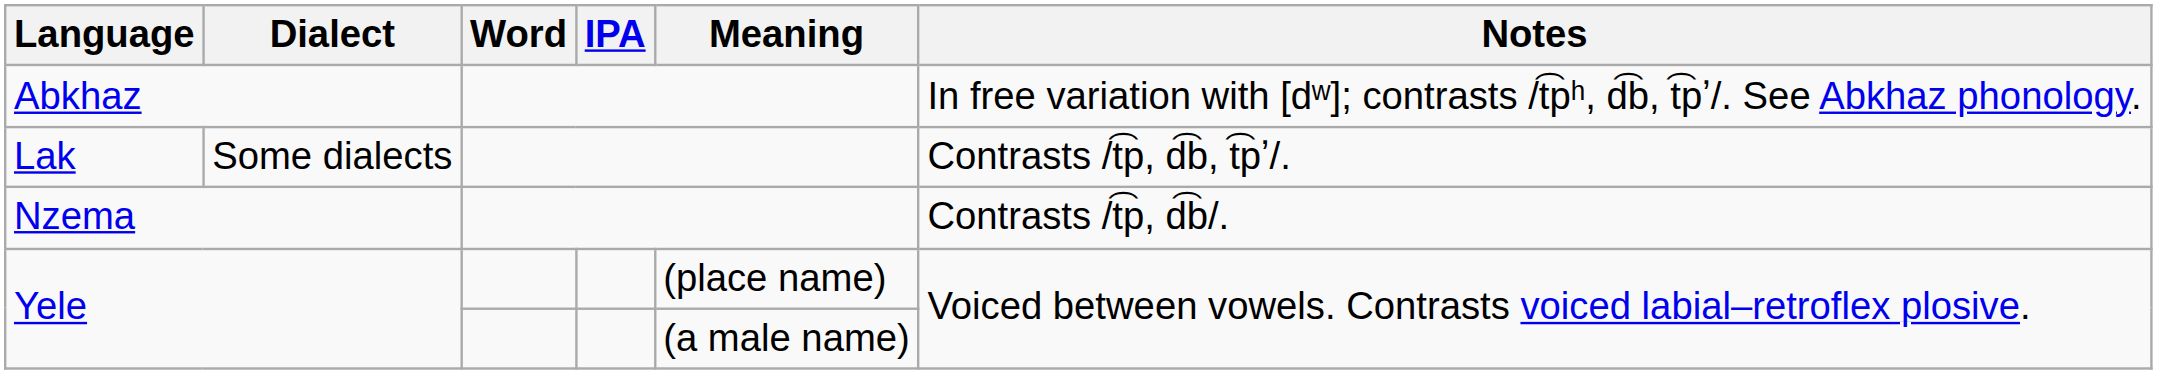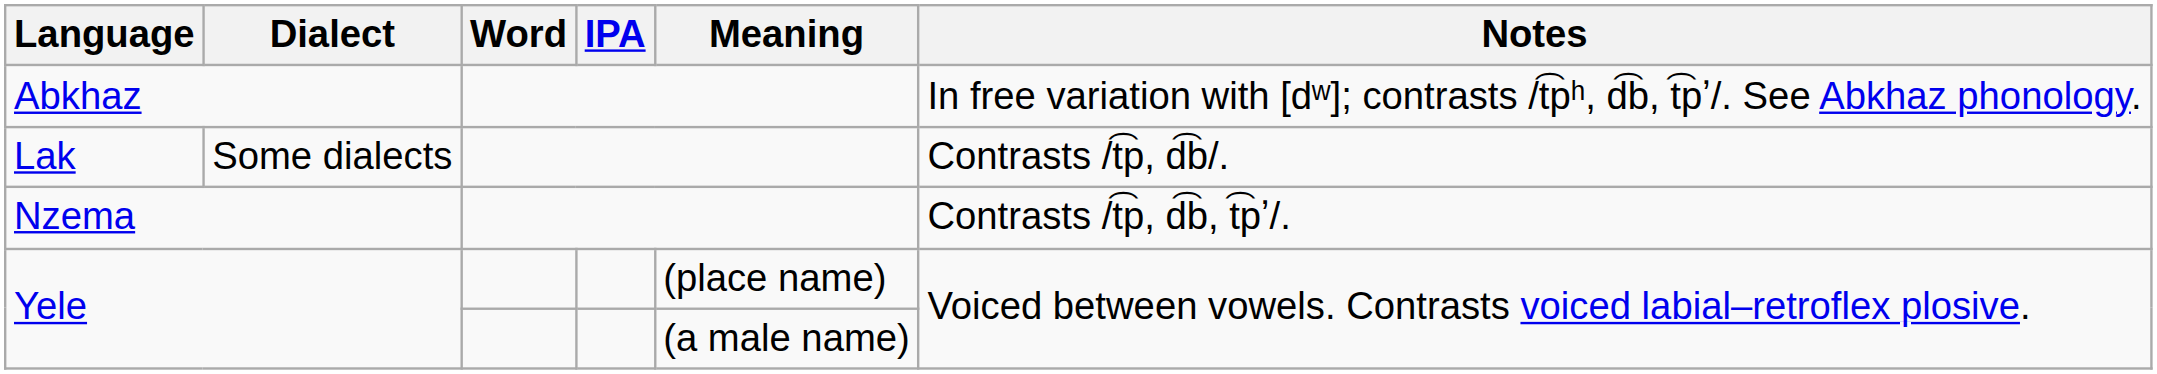(1109, 156) Contrasts /t͡p, d͡b, t͡pʼ/. -> (1078, 156) Contrasts /t͡p, d͡b/.
(1078, 216) Contrasts /t͡p, d͡b/. -> (1109, 216) Contrasts /t͡p, d͡b, t͡pʼ/.
